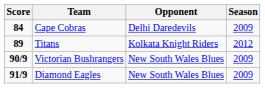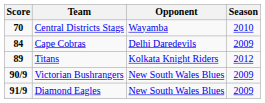+ row: (79, 28)
